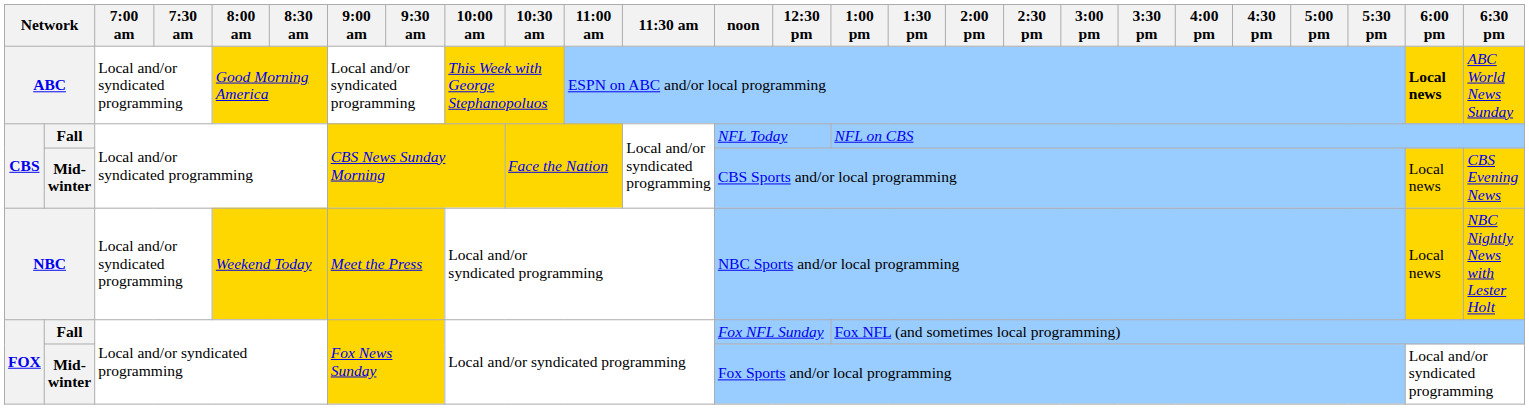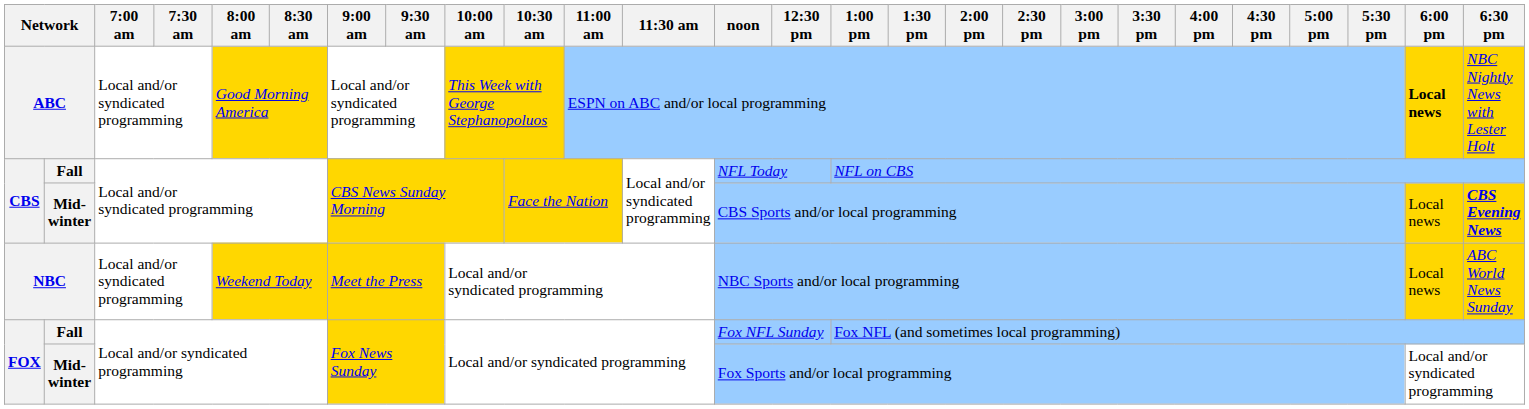(1490, 85) ABC World News Sunday -> (1490, 102) NBC Nightly News with Lester Holt
(1493, 177) normal -> (1494, 212) bold
(1490, 263) NBC Nightly News with Lester Holt -> (1490, 281) ABC World News Sunday
